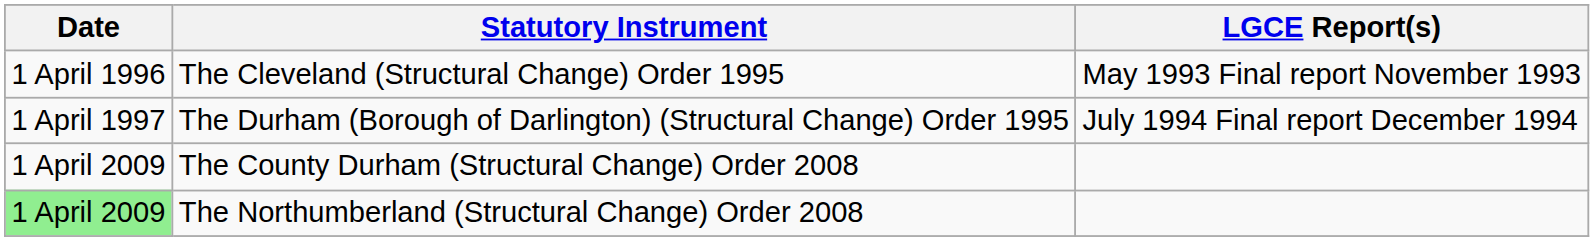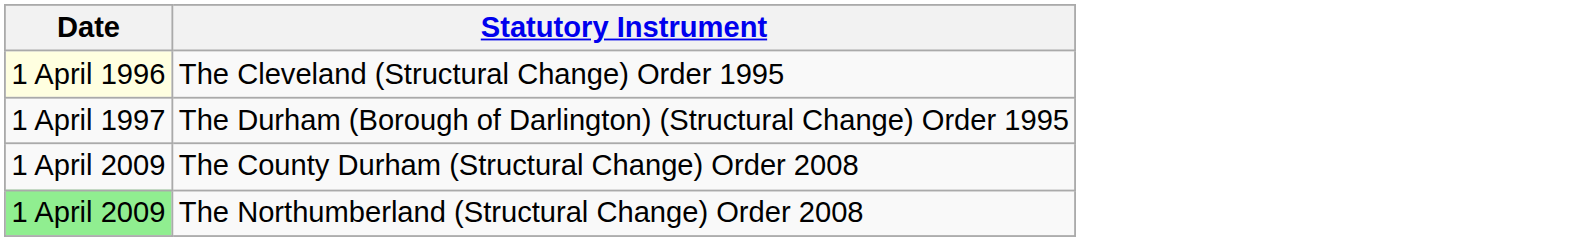- column: (1332, 27)
(89, 73) no background -> (89, 73) lightyellow background
